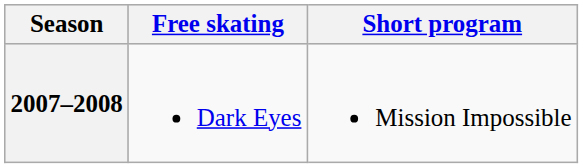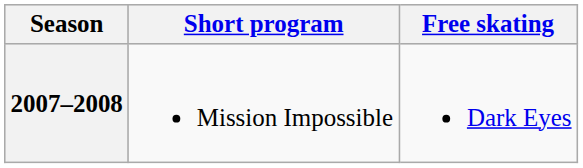columns swapped: (442, 24) <-> (218, 24)
